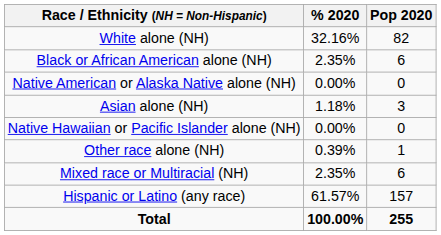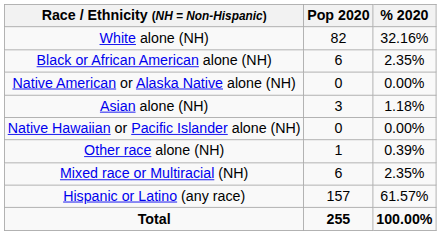columns swapped: (401, 15) <-> (335, 15)
